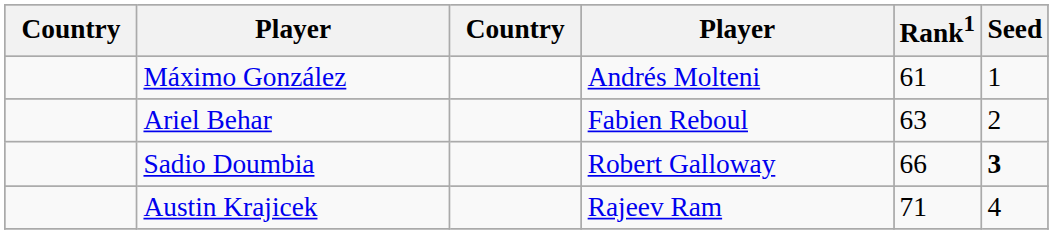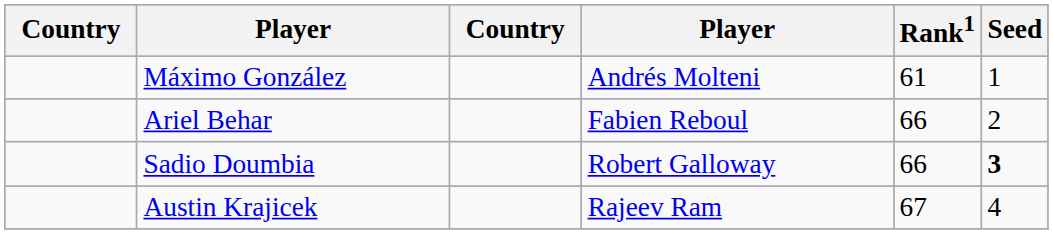(913, 120) 63 -> (913, 120) 66
(913, 207) 71 -> (913, 207) 67
